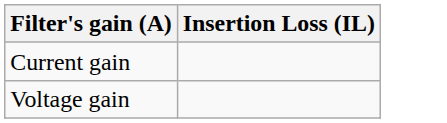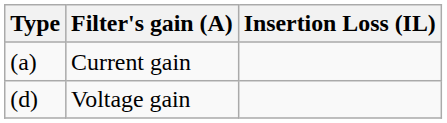+ column: (35, 23)
